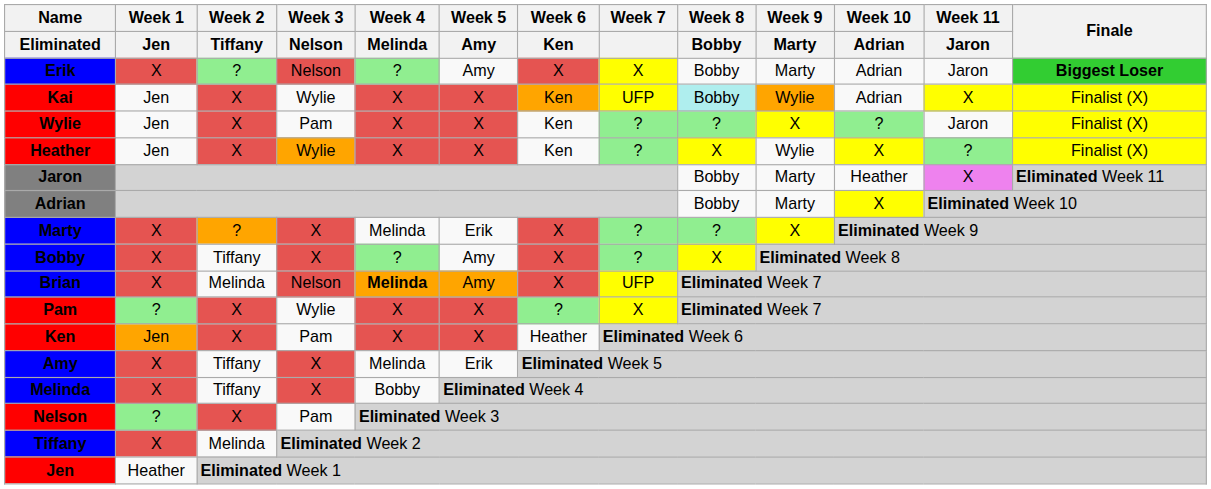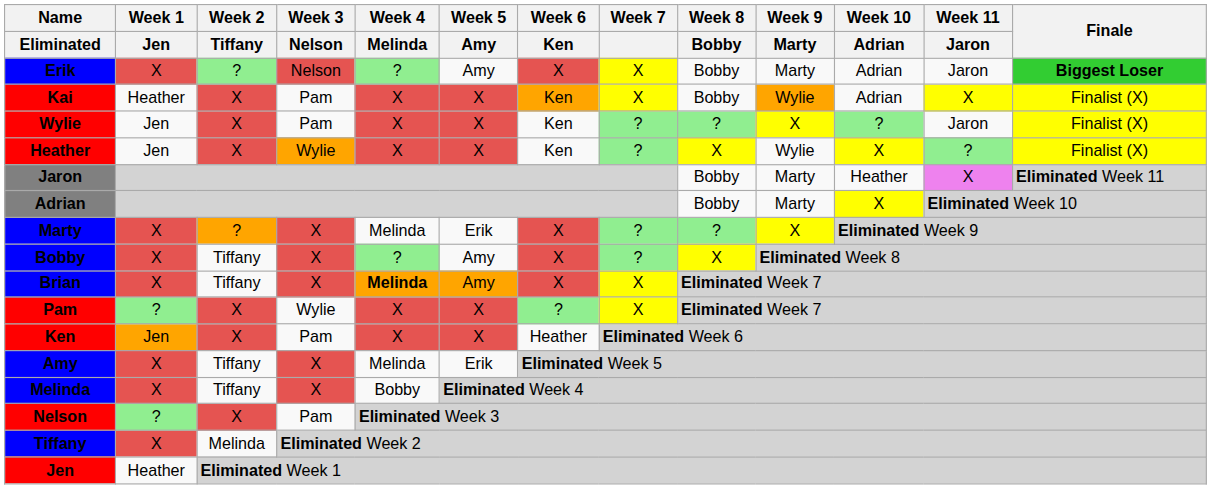(156, 97) Jen -> (156, 97) Heather
(316, 97) Wylie -> (316, 97) Pam
(638, 97) UFP -> (638, 97) X
(717, 97) paleturquoise background -> (717, 97) no background
(237, 284) Melinda -> (237, 284) Tiffany
(316, 284) Nelson -> (316, 284) X
(638, 284) UFP -> (638, 284) X
